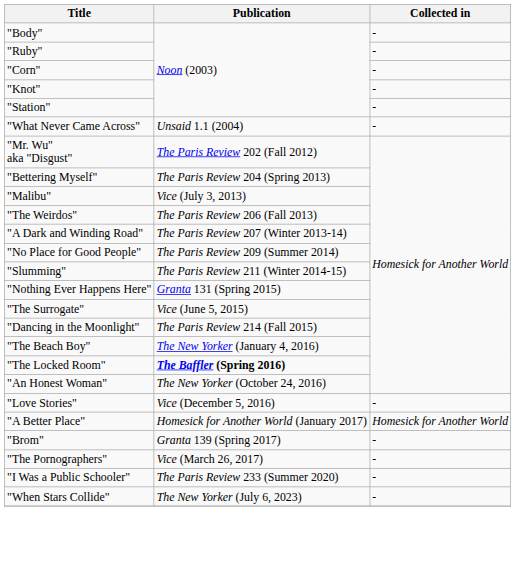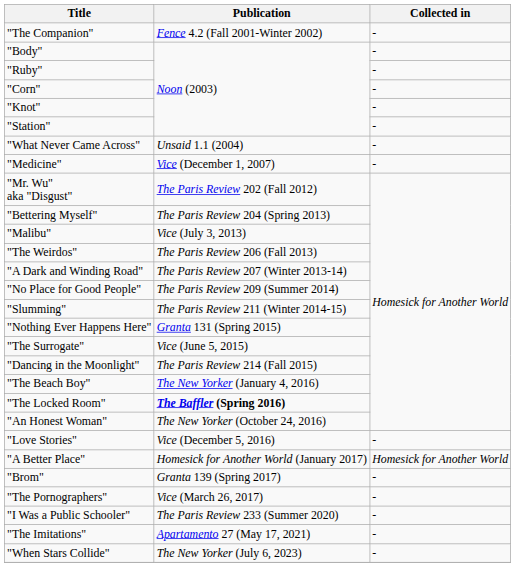+ row: (50, 32)
+ row: (34, 164)
+ row: (47, 534)
